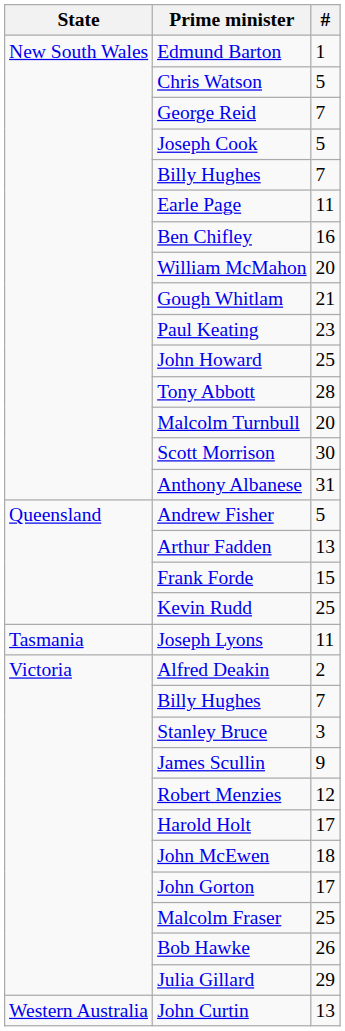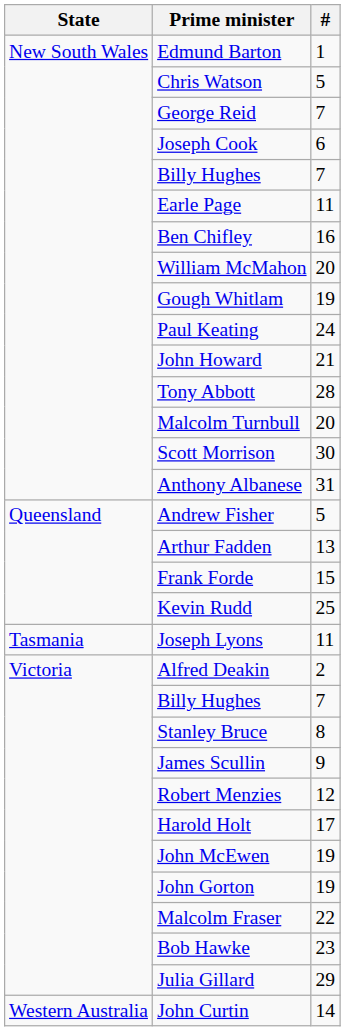(320, 143) 5 -> (320, 143) 6
(325, 298) 21 -> (325, 298) 19
(325, 329) 23 -> (325, 329) 24
(325, 360) 25 -> (325, 360) 21
(320, 732) 3 -> (320, 732) 8
(325, 855) 18 -> (325, 855) 19
(325, 886) 17 -> (325, 886) 19
(325, 917) 25 -> (325, 917) 22
(325, 948) 26 -> (325, 948) 23
(325, 1010) 13 -> (325, 1010) 14
